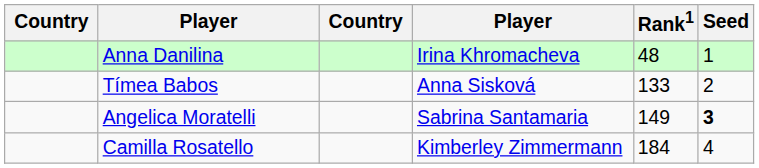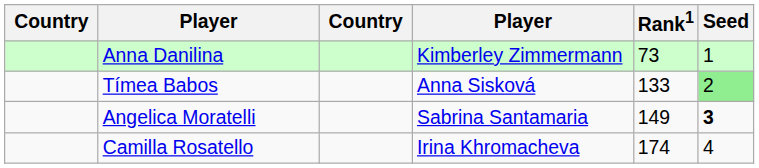(498, 55) Irina Khromacheva -> (520, 55) Kimberley Zimmermann
(648, 55) 48 -> (648, 55) 73
(708, 86) no background -> (708, 86) lightgreen background
(520, 147) Kimberley Zimmermann -> (498, 147) Irina Khromacheva
(654, 147) 184 -> (654, 147) 174
